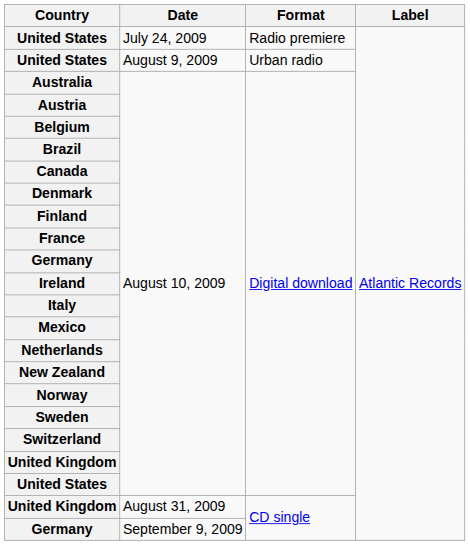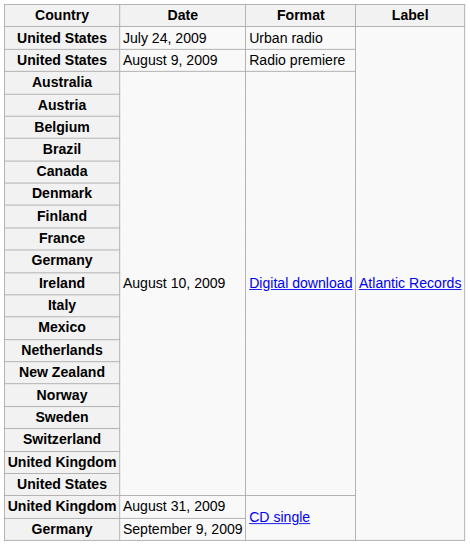(297, 37) Radio premiere -> (286, 37) Urban radio
(286, 60) Urban radio -> (297, 60) Radio premiere
